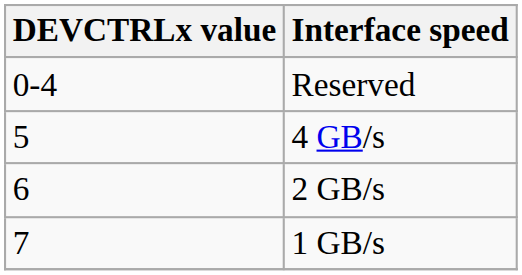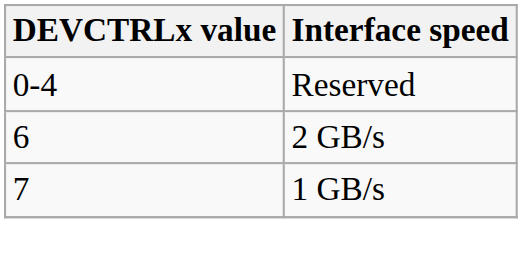- row: (338, 136)
